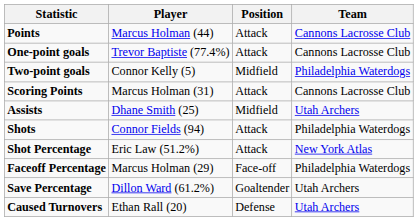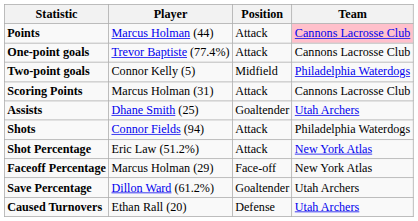(353, 33) no background -> (353, 33) pink background
(256, 110) Midfield -> (262, 110) Goaltender
(352, 168) Philadelphia Waterdogs -> (333, 168) New York Atlas
